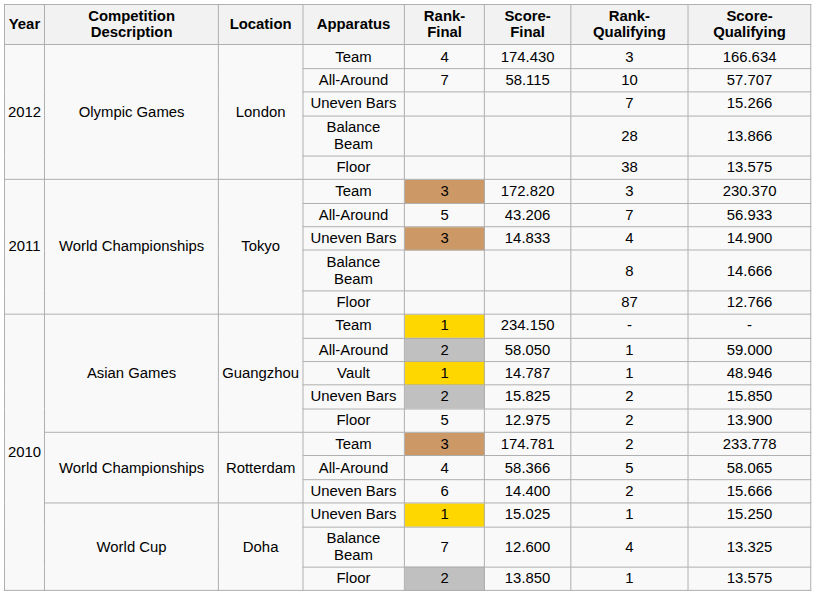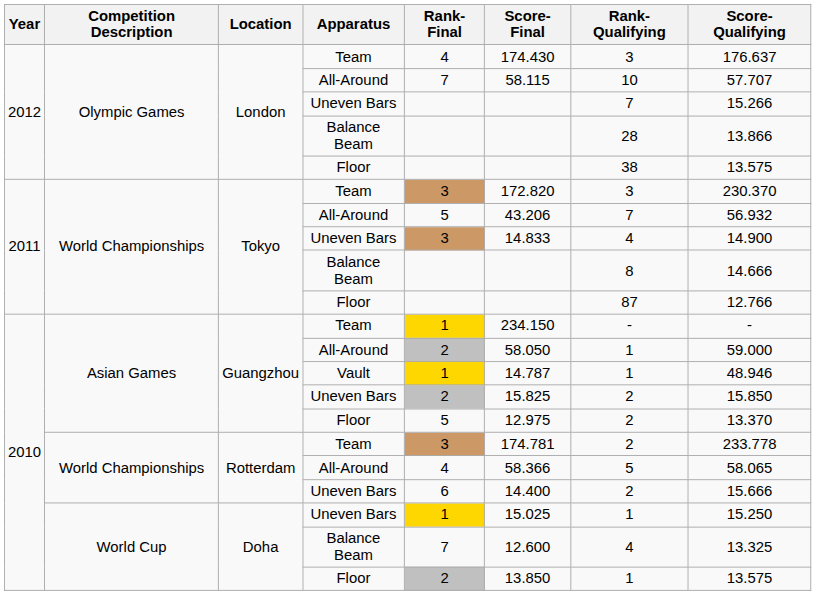(750, 56) 166.634 -> (750, 56) 176.637
(750, 214) 56.933 -> (750, 214) 56.932
(750, 420) 13.900 -> (750, 420) 13.370
